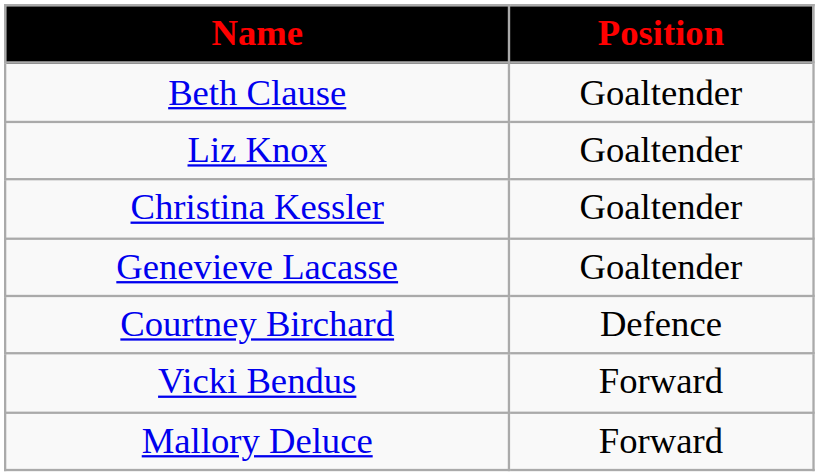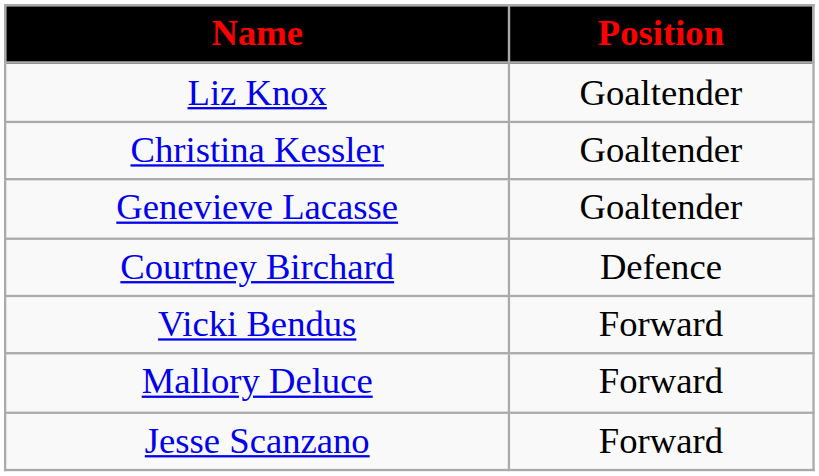- row: (257, 91)
+ row: (257, 440)
